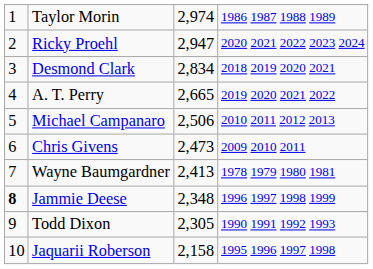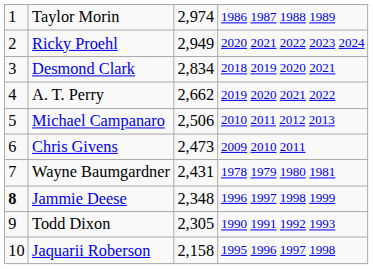(196, 43) 2,947 -> (196, 43) 2,949
(196, 95) 2,665 -> (196, 95) 2,662
(196, 172) 2,413 -> (196, 172) 2,431
